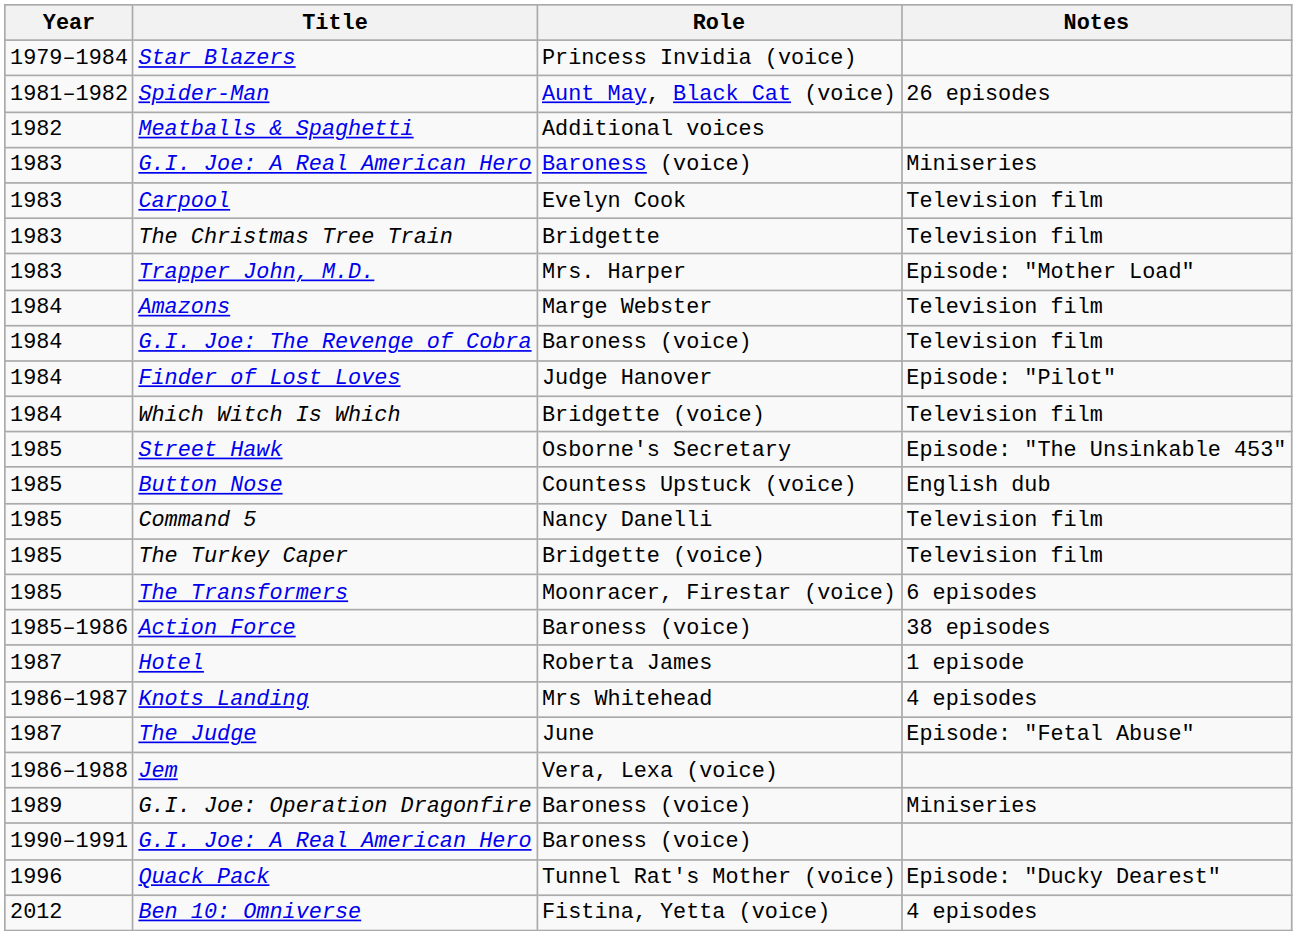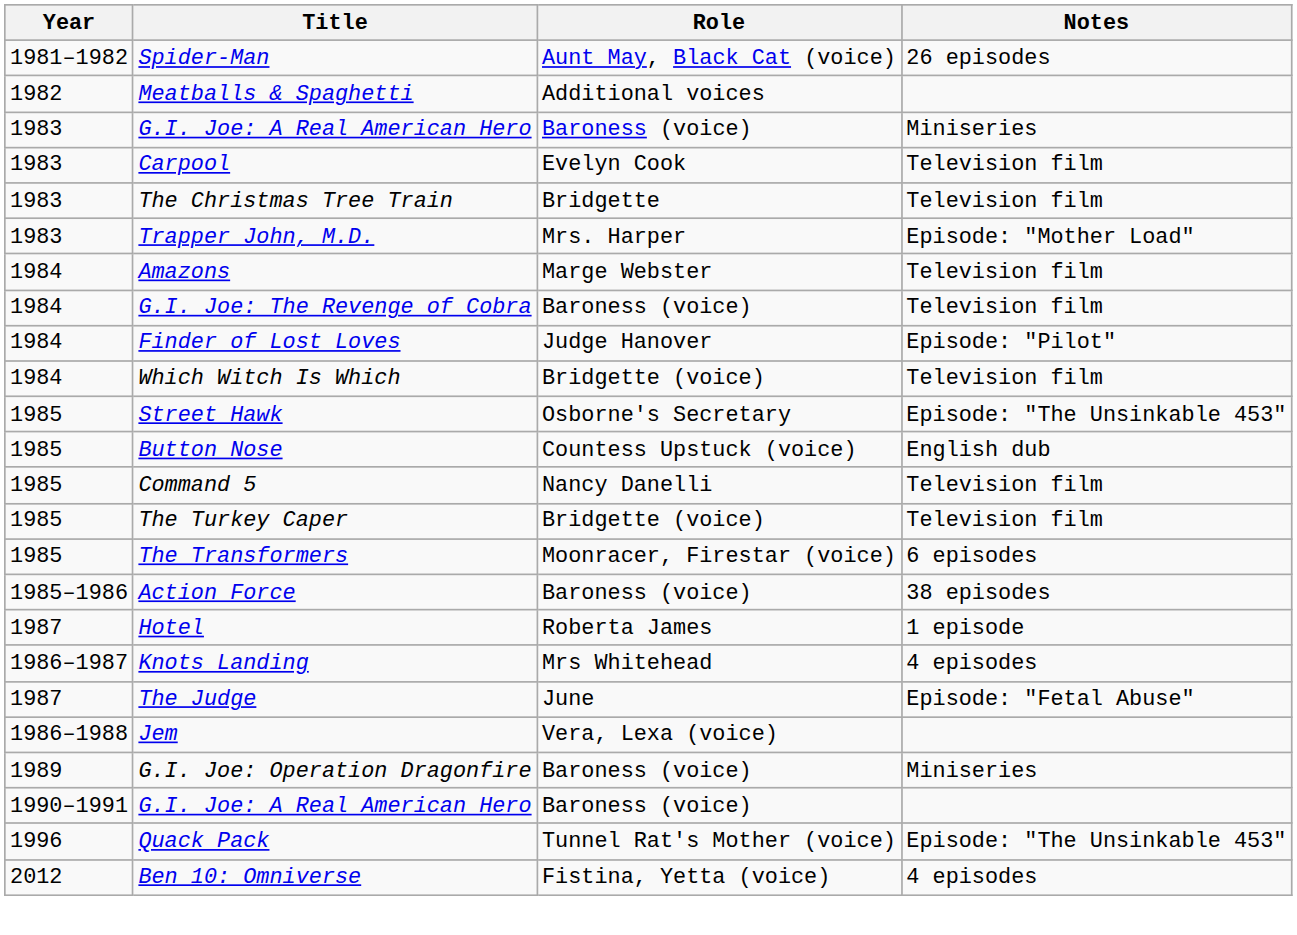- row: (69, 58)
(1064, 877) Episode: "Ducky Dearest" -> (1096, 841) Episode: "The Unsinkable 453"
